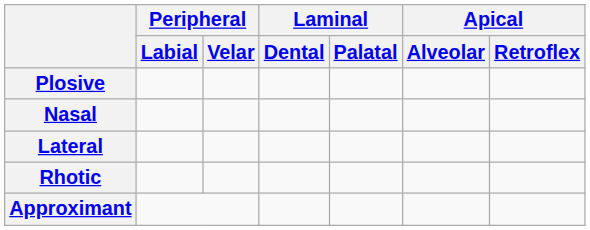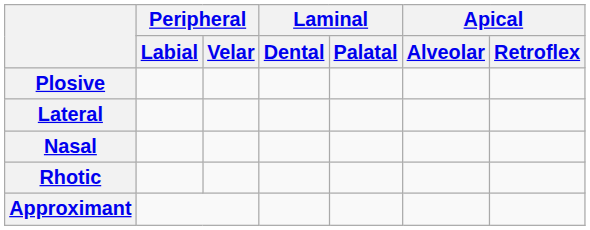rows swapped: (70, 114) <-> (70, 146)
